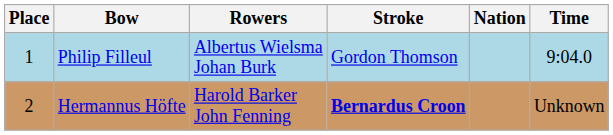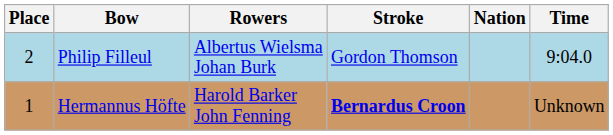(29, 57) 1 -> (29, 57) 2
(29, 105) 2 -> (29, 105) 1
